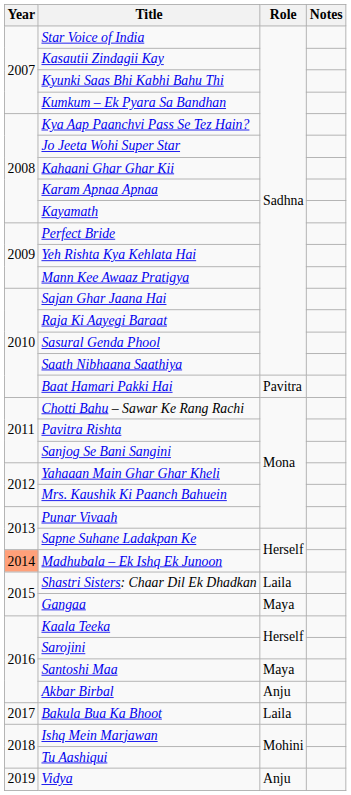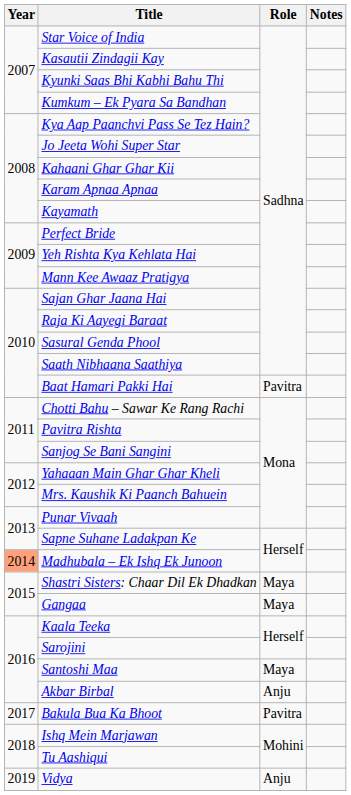(277, 582) Laila -> (279, 582) Maya
(277, 713) Laila -> (282, 713) Pavitra
